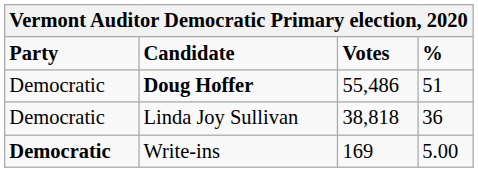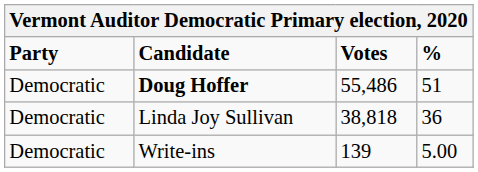(60, 150) bold -> (57, 150) normal
(358, 150) 169 -> (356, 150) 139
